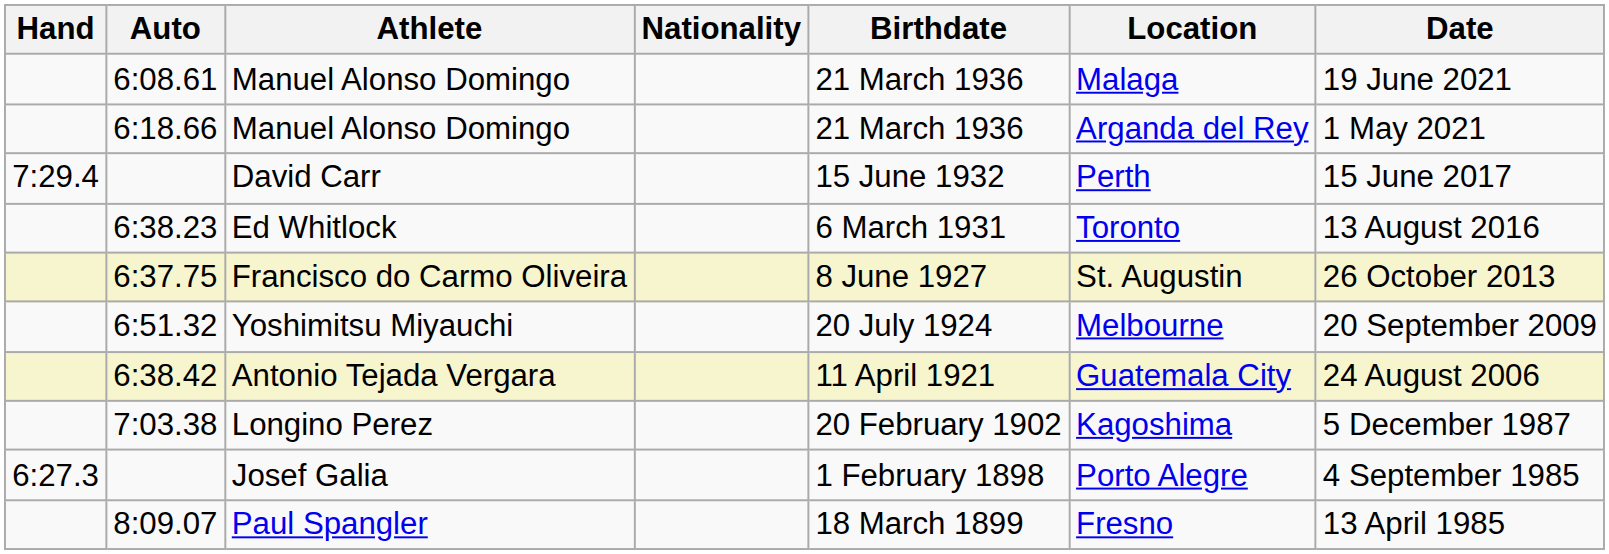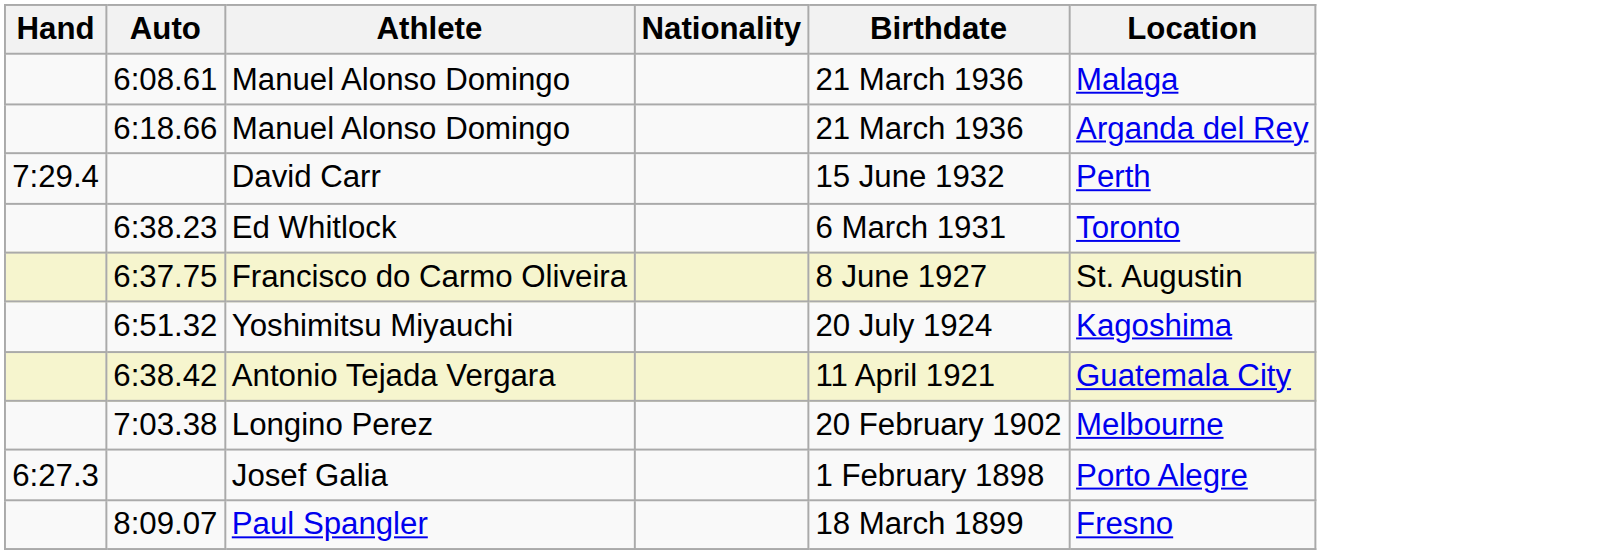- column: (1460, 29)
(1150, 326) Melbourne -> (1154, 326) Kagoshima
(1154, 425) Kagoshima -> (1150, 425) Melbourne
